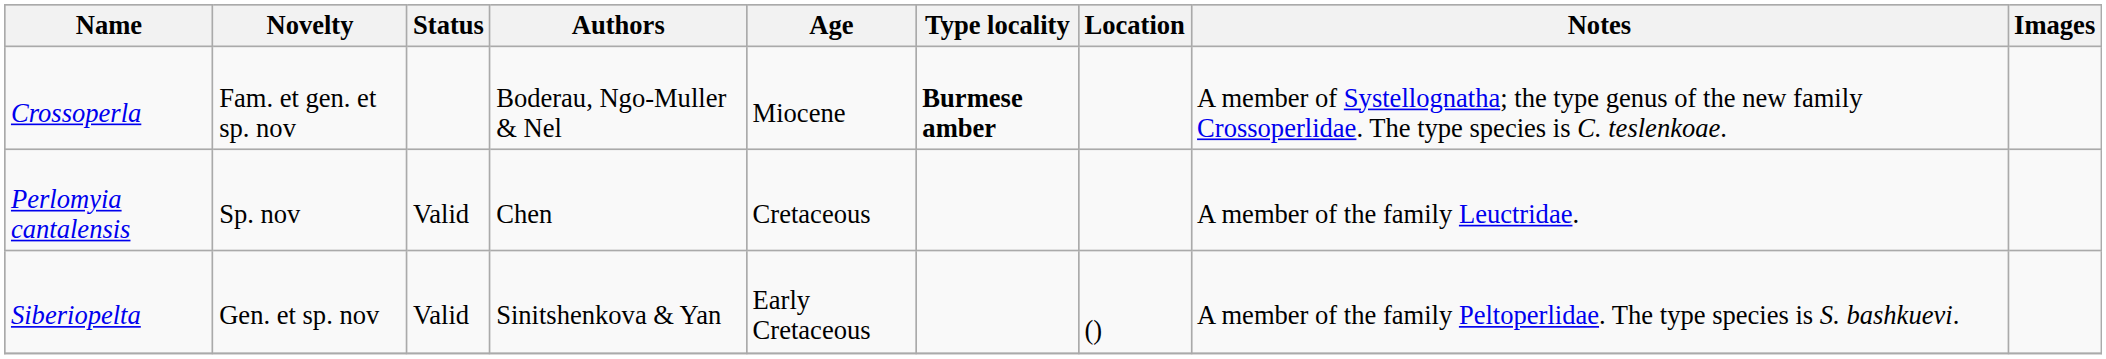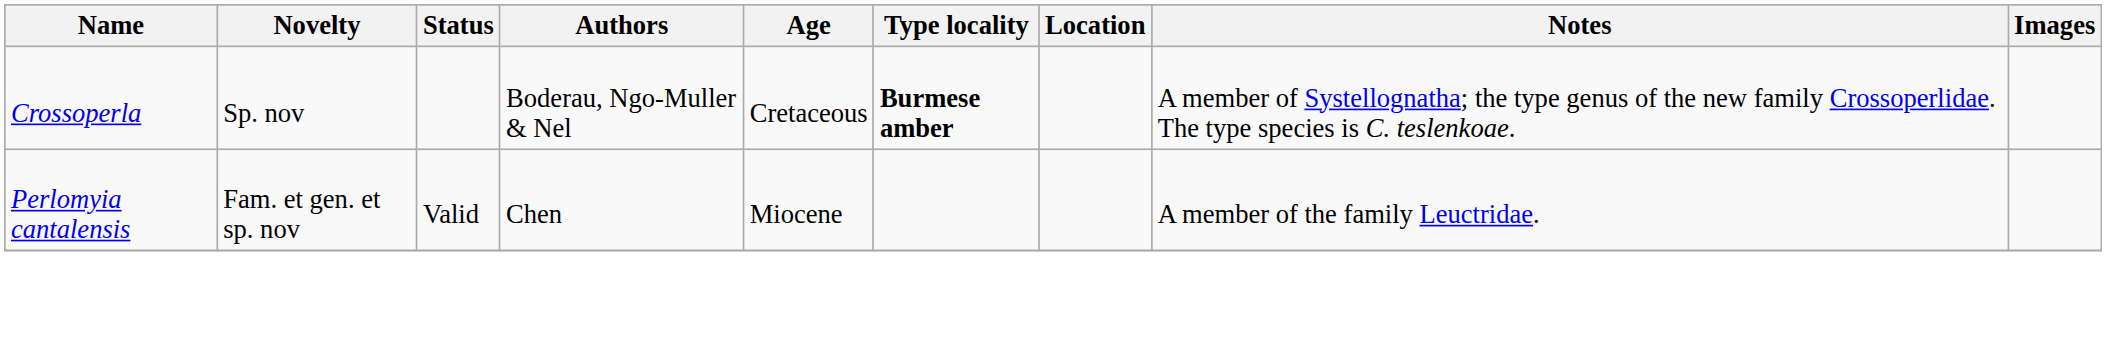(298, 112) Fam. et gen. et sp. nov -> (264, 112) Sp. nov
(799, 112) Miocene -> (809, 112) Cretaceous
(260, 214) Sp. nov -> (302, 214) Fam. et gen. et sp. nov
(812, 214) Cretaceous -> (796, 214) Miocene
- row: (76, 316)
